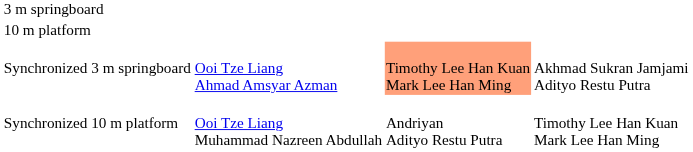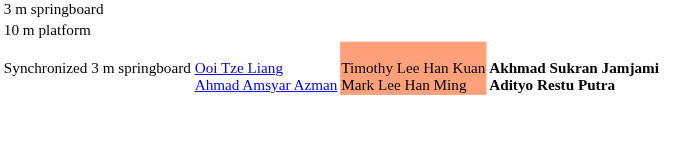(611, 76) normal -> (574, 76) bold
- row: (91, 123)
